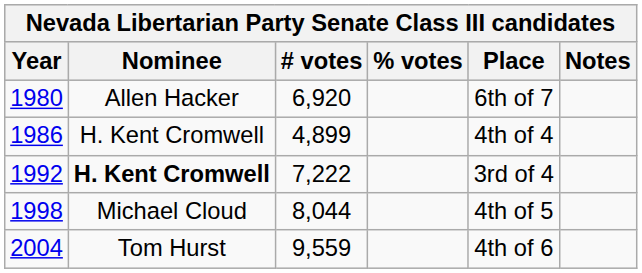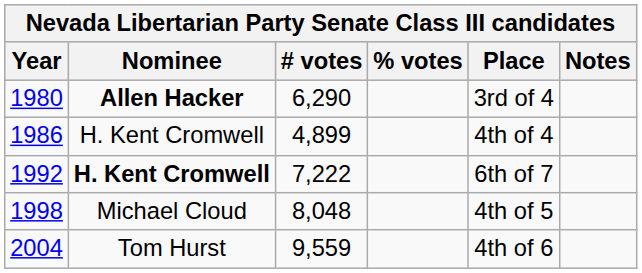(172, 98) normal -> (172, 98) bold
(322, 98) 6,920 -> (322, 98) 6,290
(514, 98) 6th of 7 -> (514, 98) 3rd of 4
(514, 173) 3rd of 4 -> (514, 173) 6th of 7
(322, 211) 8,044 -> (322, 211) 8,048
